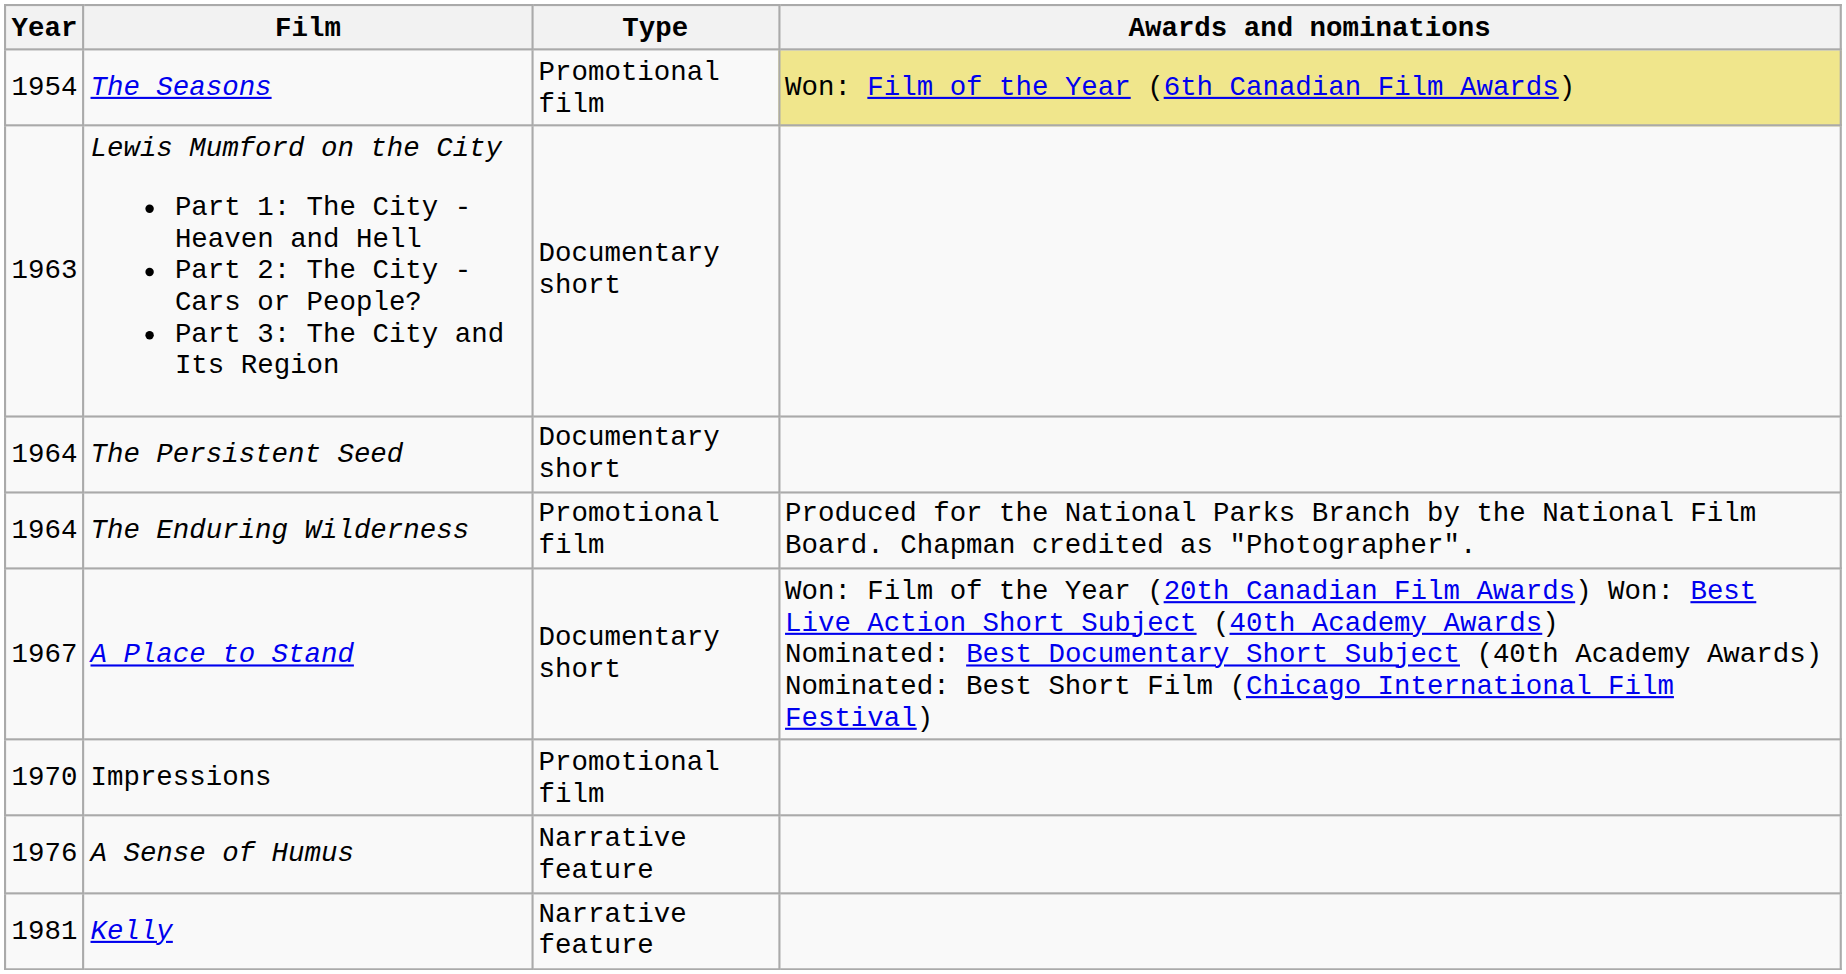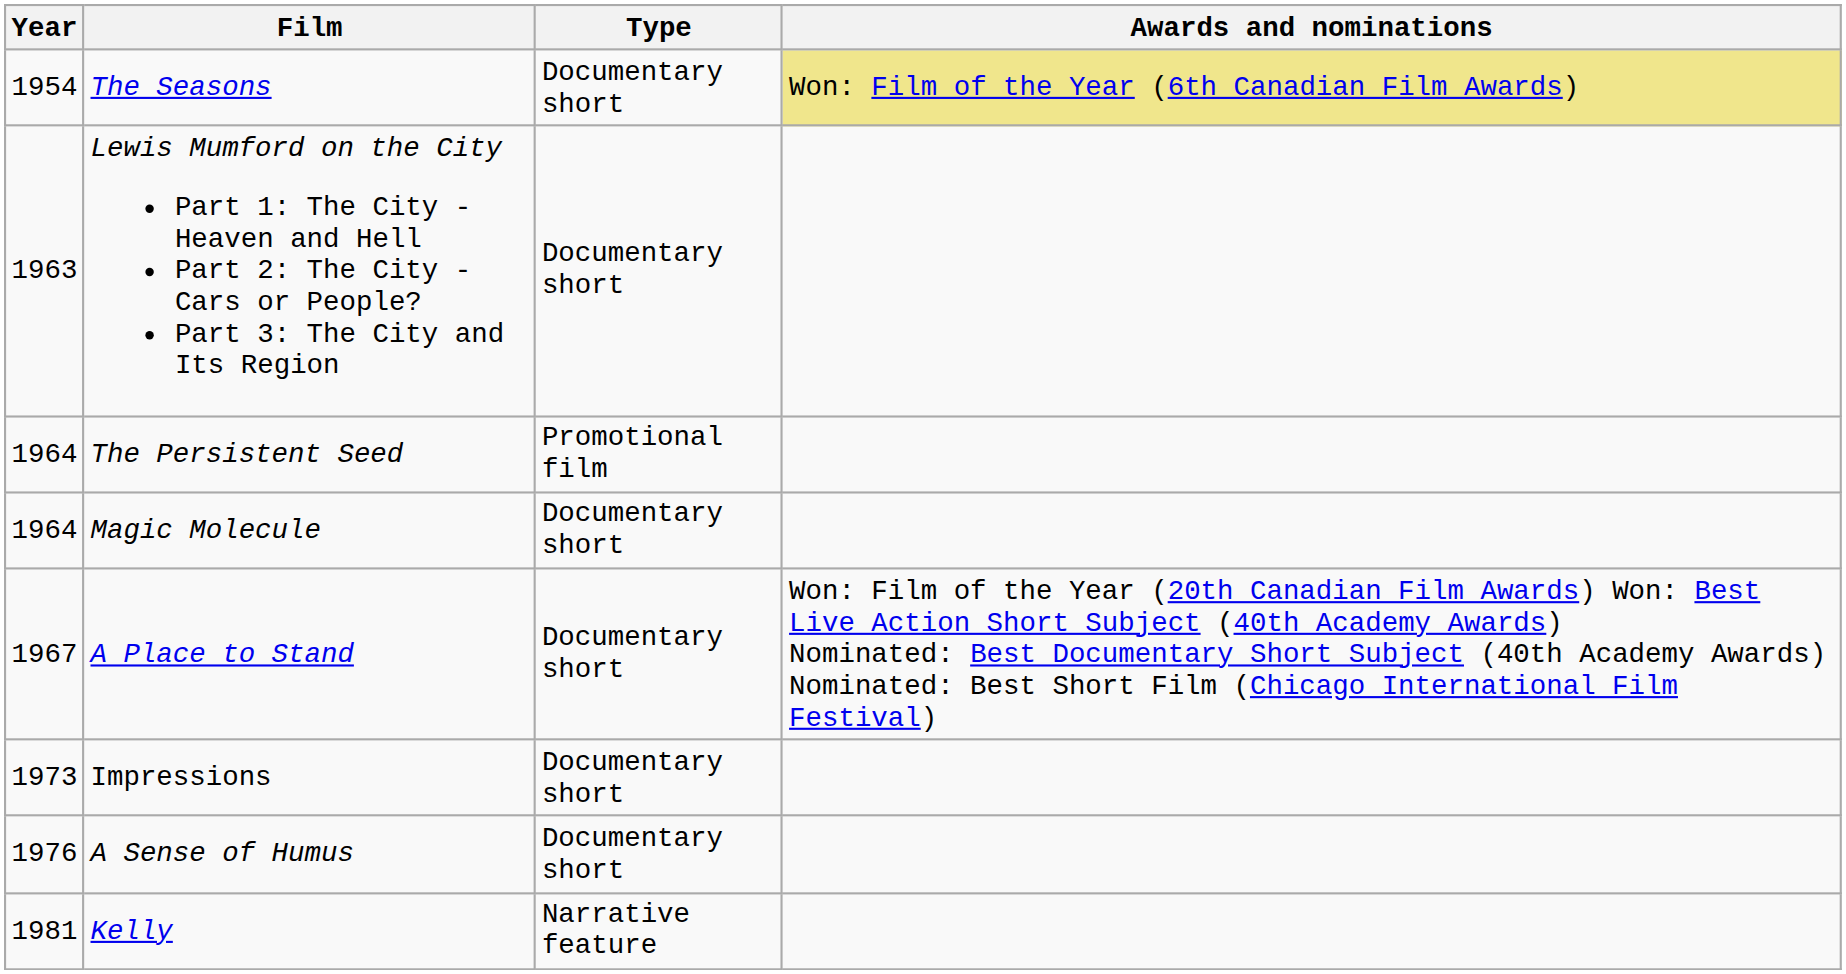(629, 88) Promotional film -> (632, 88) Documentary short
(629, 454) Documentary short -> (632, 454) Promotional film
+ row: (206, 530)
- row: (280, 530)
(45, 778) 1970 -> (45, 778) 1973
(629, 778) Promotional film -> (632, 778) Documentary short
(613, 854) Narrative feature -> (632, 854) Documentary short
